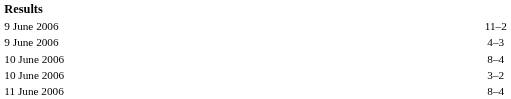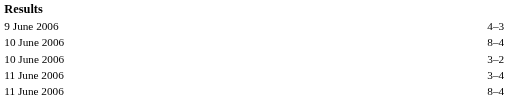- row: (31, 26)
+ row: (34, 75)
